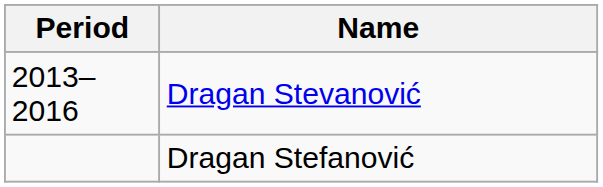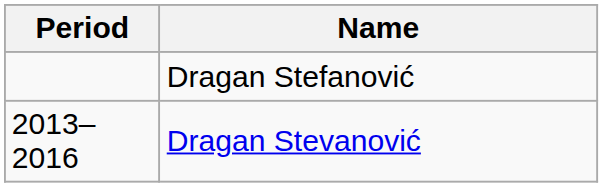rows swapped: (294, 92) <-> (290, 157)
